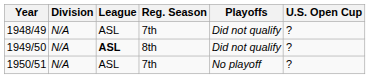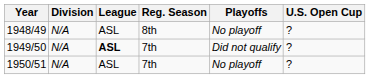(149, 30) 7th -> (149, 30) 8th
(246, 30) Did not qualify -> (236, 30) No playoff
(149, 47) 8th -> (149, 47) 7th
